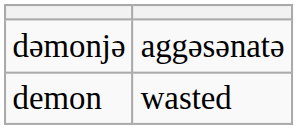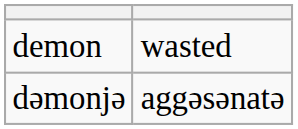rows swapped: (69, 45) <-> (57, 97)
